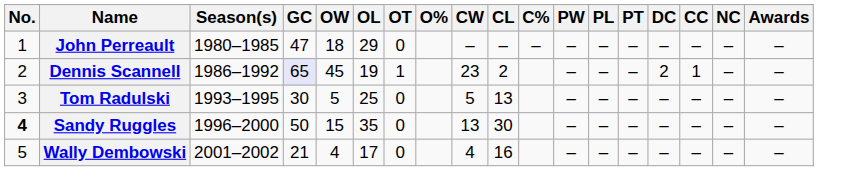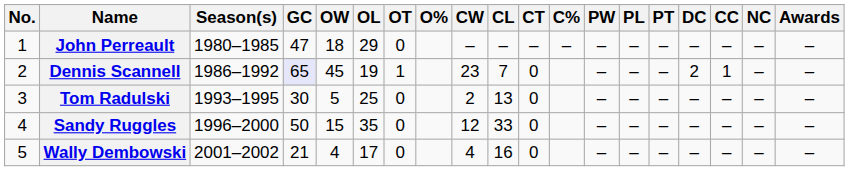+ column: (534, 17)
(503, 71) 2 -> (503, 71) 7
(470, 98) 5 -> (470, 98) 2
(22, 125) bold -> (22, 125) normal
(470, 125) 13 -> (470, 125) 12
(503, 125) 30 -> (503, 125) 33
